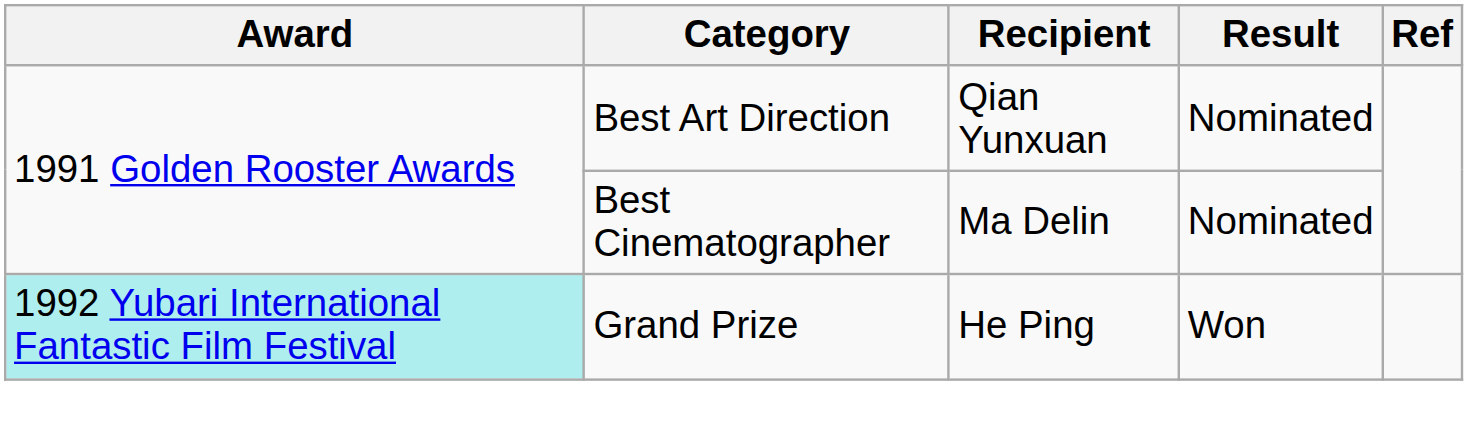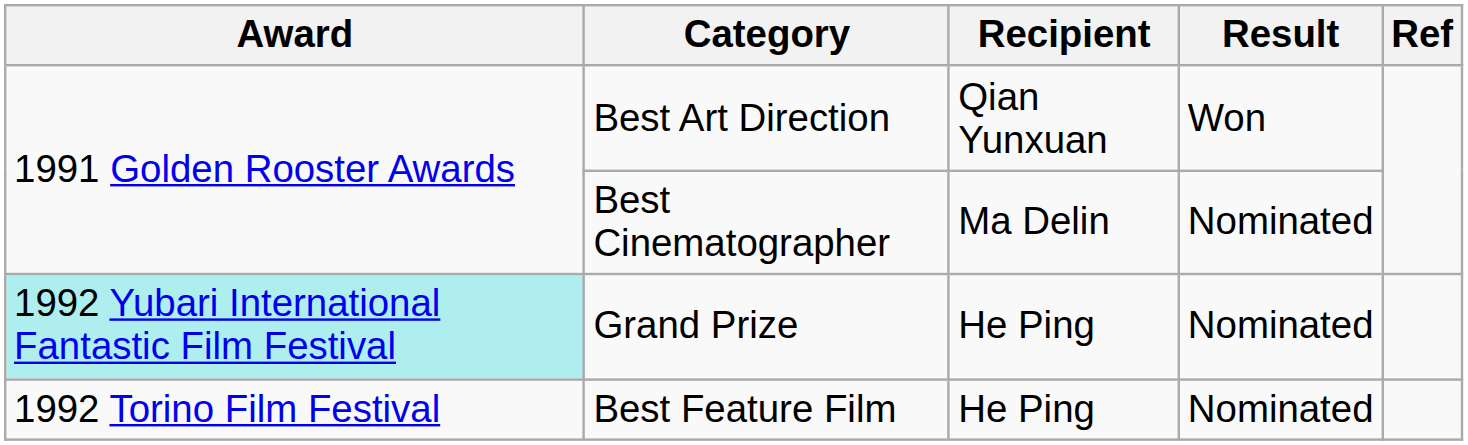(1281, 117) Nominated -> (1227, 117) Won
(1227, 325) Won -> (1281, 325) Nominated
+ row: (745, 408)
